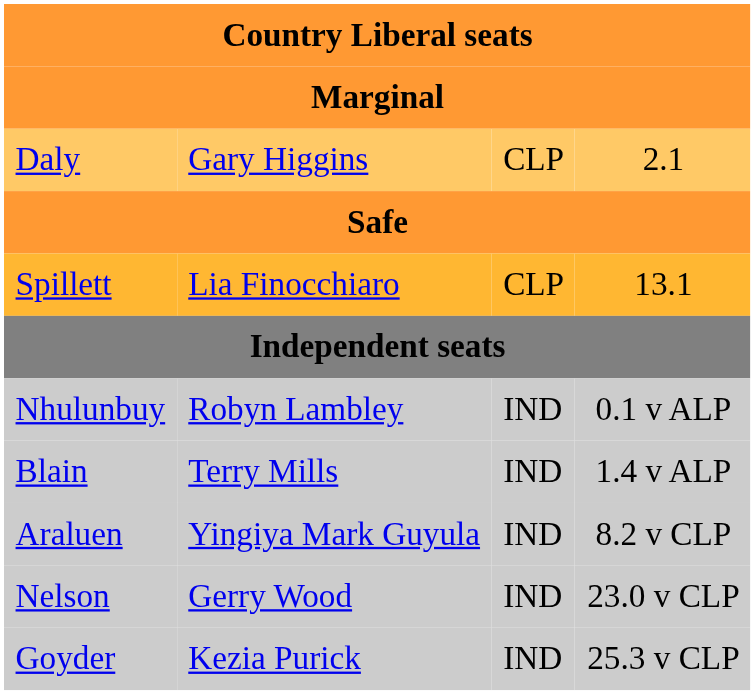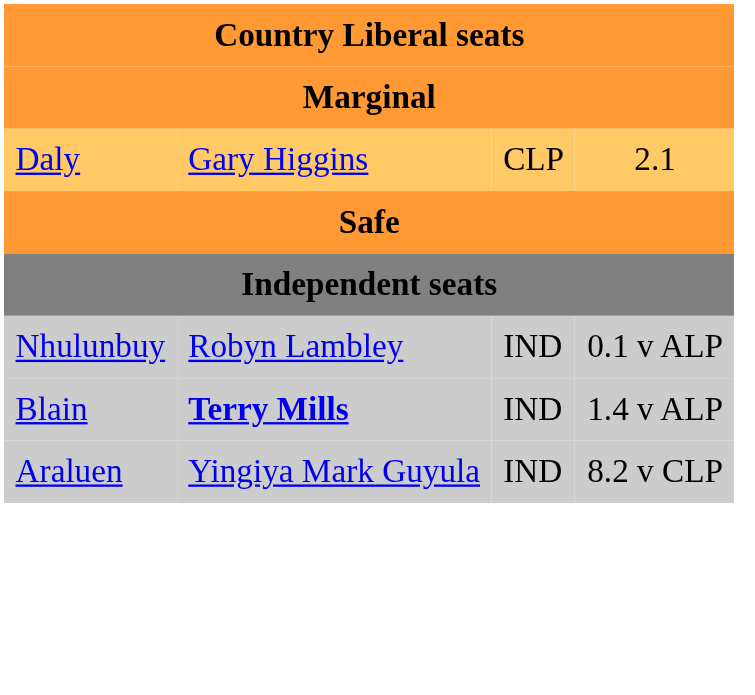- row: (64, 284)
(263, 471) normal -> (268, 408) bold
- row: (63, 595)
- row: (65, 658)
